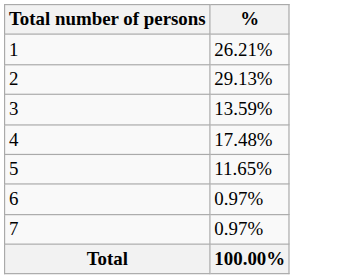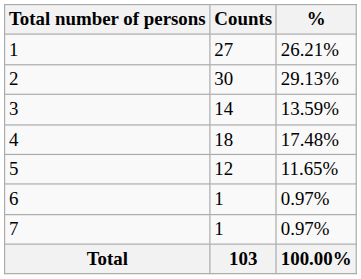+ column: (243, 19)
